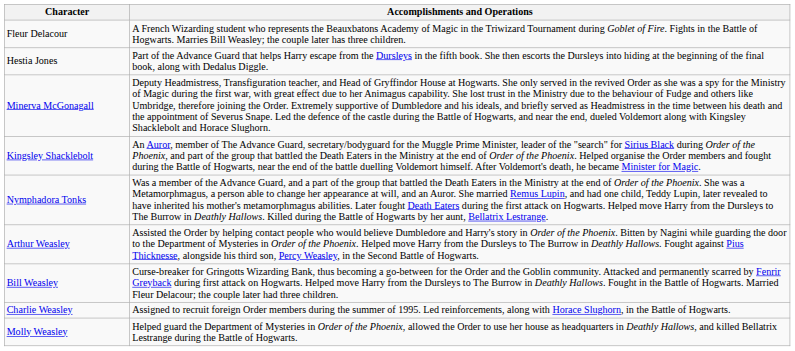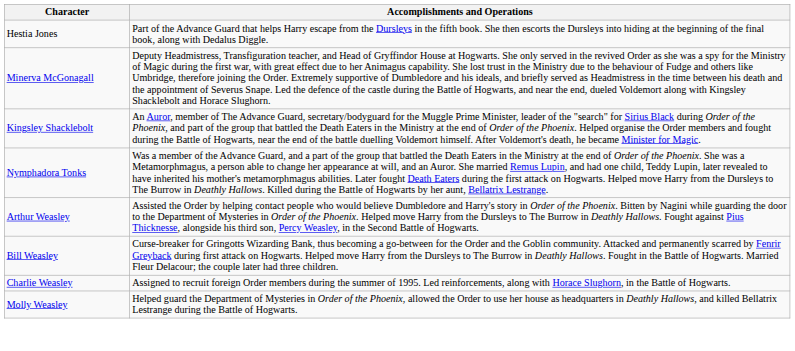- row: (37, 34)
